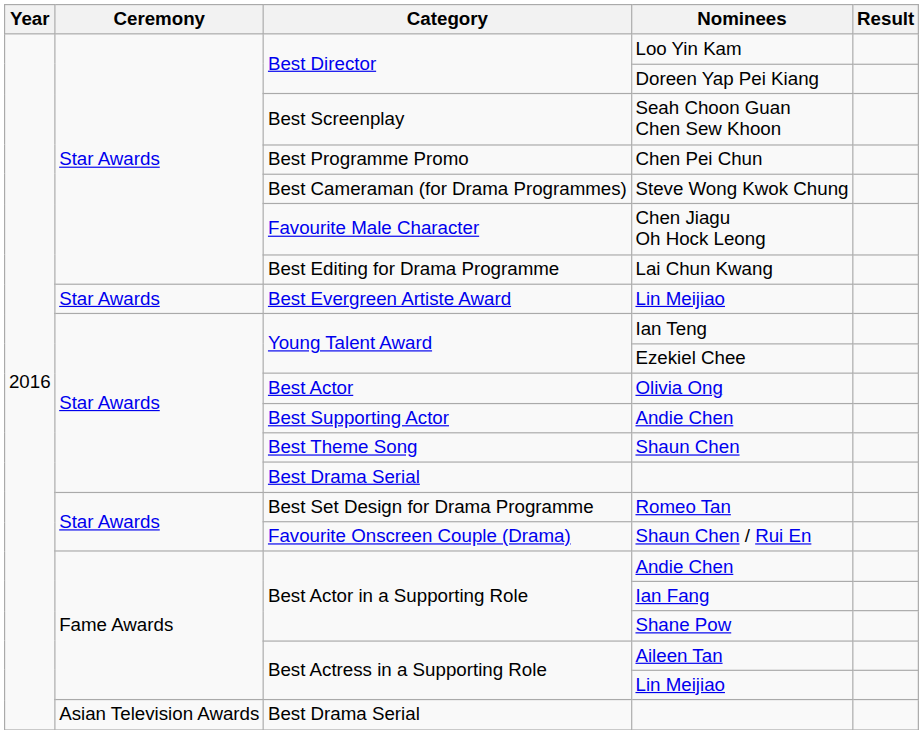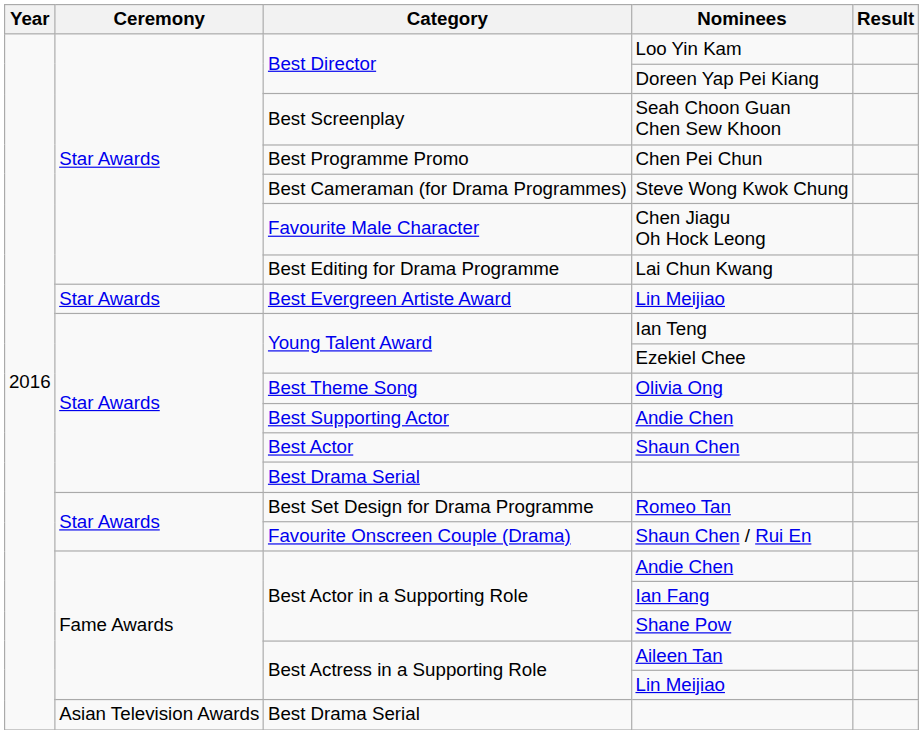(311, 388) Best Actor -> (343, 388) Best Theme Song
(343, 447) Best Theme Song -> (311, 447) Best Actor
